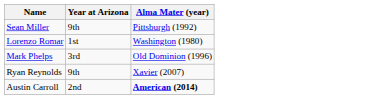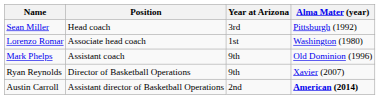+ column: (146, 12)
(74, 27) 9th -> (234, 27) 3rd
(74, 57) 3rd -> (234, 57) 9th
